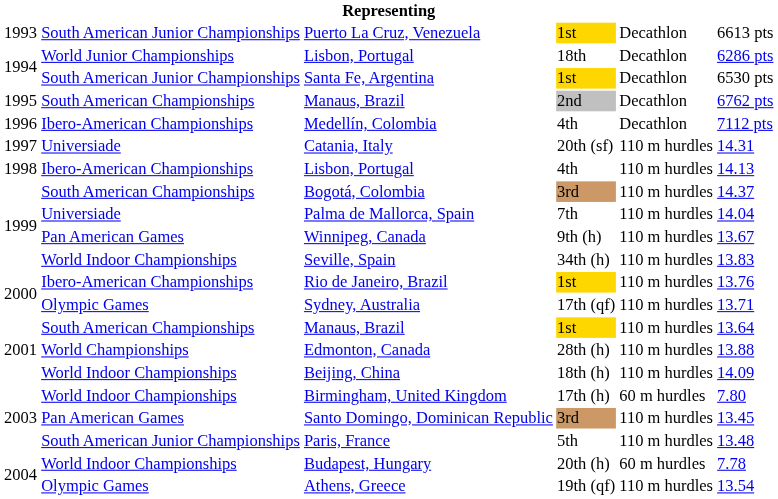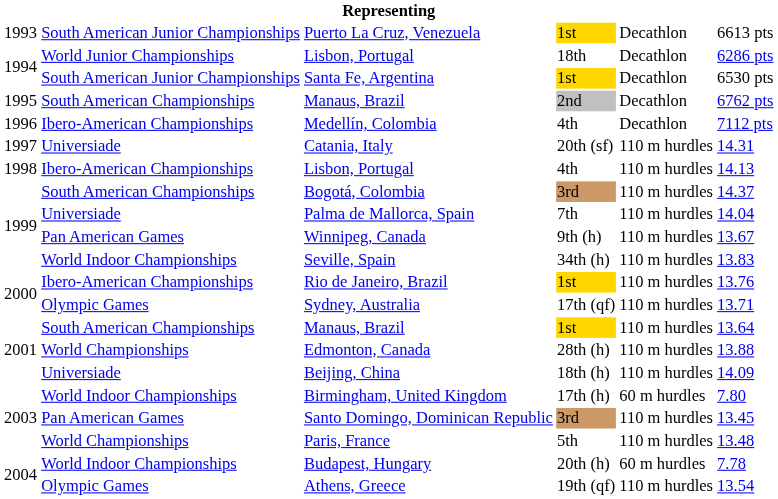(139, 372) World Indoor Championships -> (81, 372) Universiade
(170, 440) South American Junior Championships -> (115, 440) World Championships
